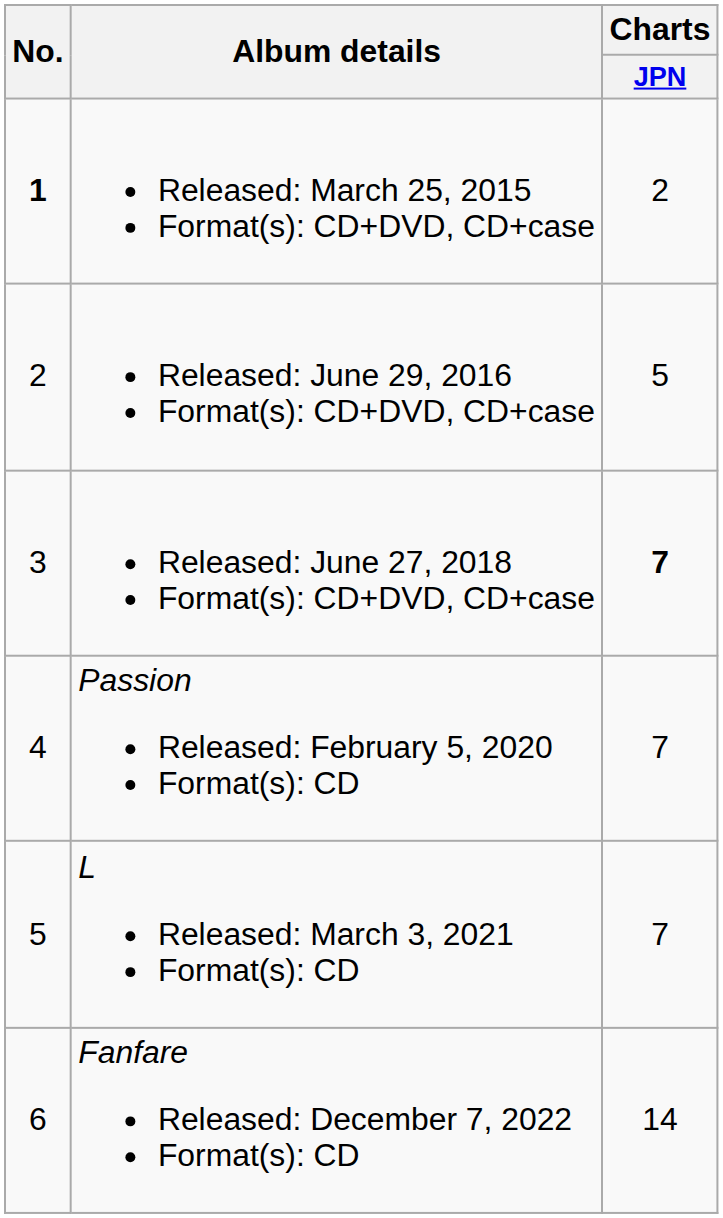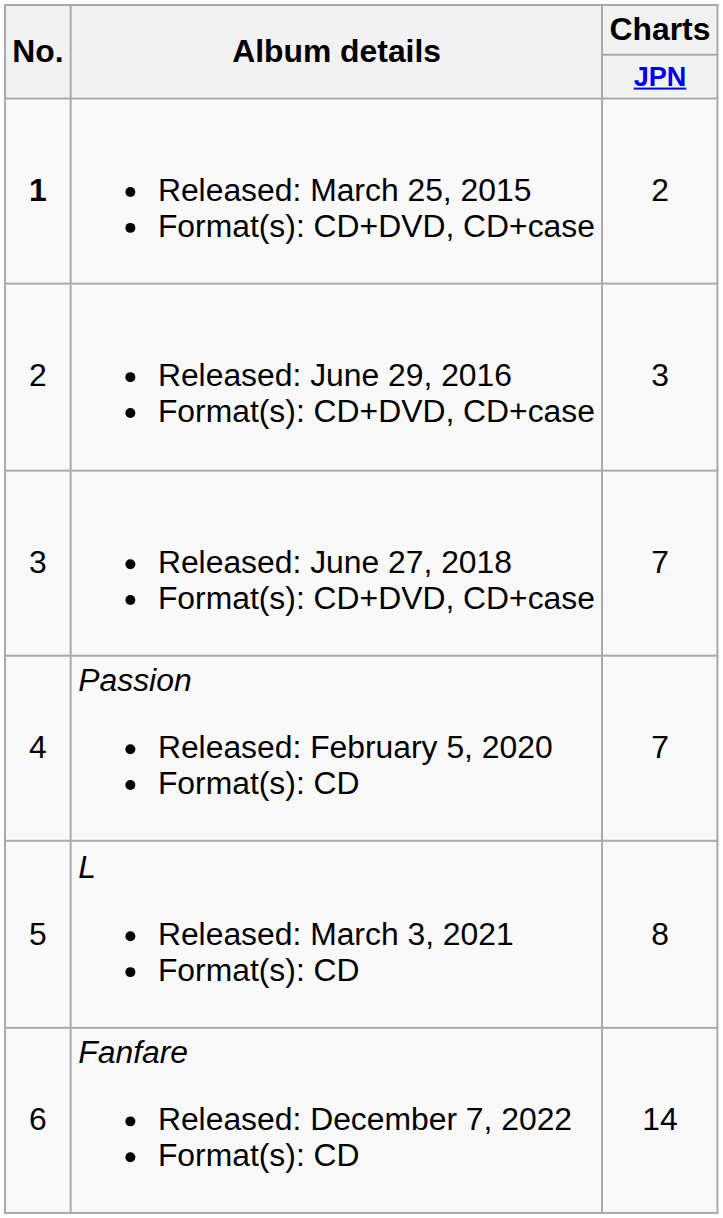(660, 376) 5 -> (660, 376) 3
(660, 562) bold -> (660, 562) normal
(660, 933) 7 -> (660, 933) 8
